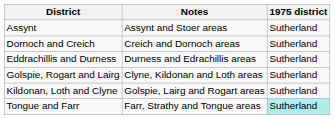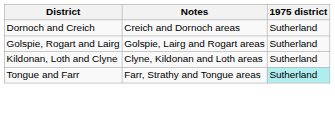- row: (21, 28)
- row: (61, 59)
(193, 75) Clyne, Kildonan and Loth areas -> (195, 43) Golspie, Lairg and Rogart areas
(195, 91) Golspie, Lairg and Rogart areas -> (193, 59) Clyne, Kildonan and Loth areas
